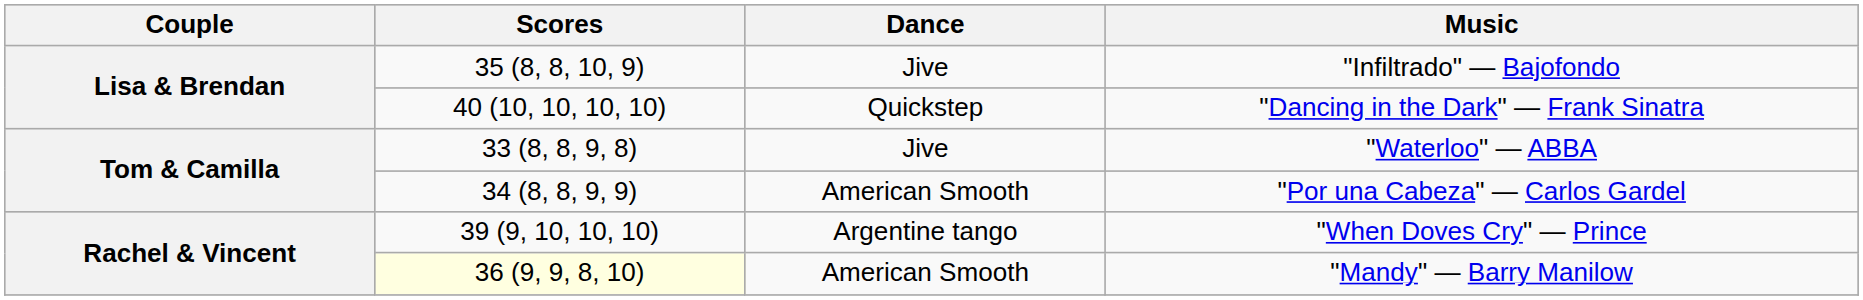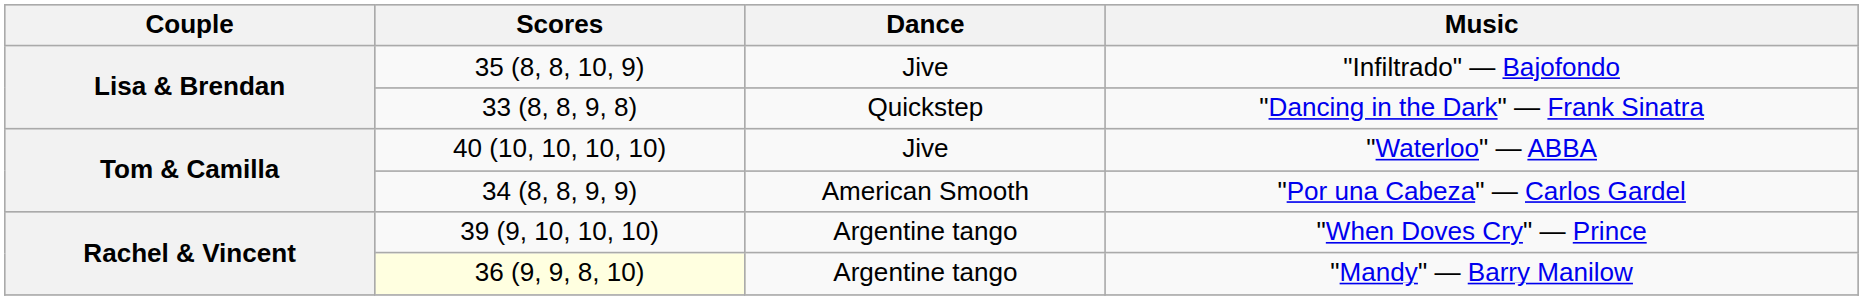(560, 107) 40 (10, 10, 10, 10) -> (560, 107) 33 (8, 8, 9, 8)
(560, 149) 33 (8, 8, 9, 8) -> (560, 149) 40 (10, 10, 10, 10)
(925, 273) American Smooth -> (925, 273) Argentine tango
